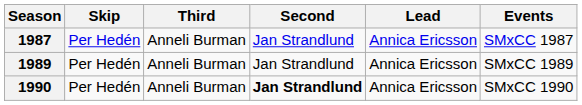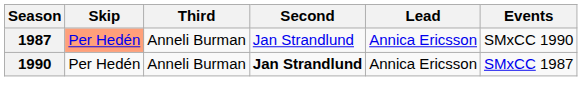(104, 40) no background -> (104, 40) lightsalmon background
(529, 40) SMxCC 1987 -> (529, 40) SMxCC 1990
- row: (35, 64)
(529, 87) SMxCC 1990 -> (529, 64) SMxCC 1987
